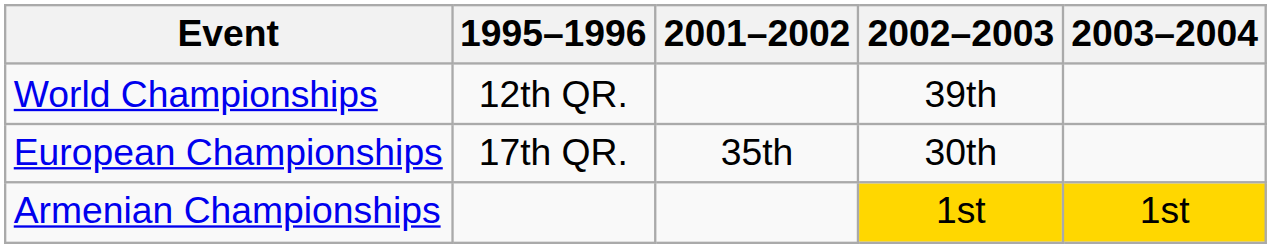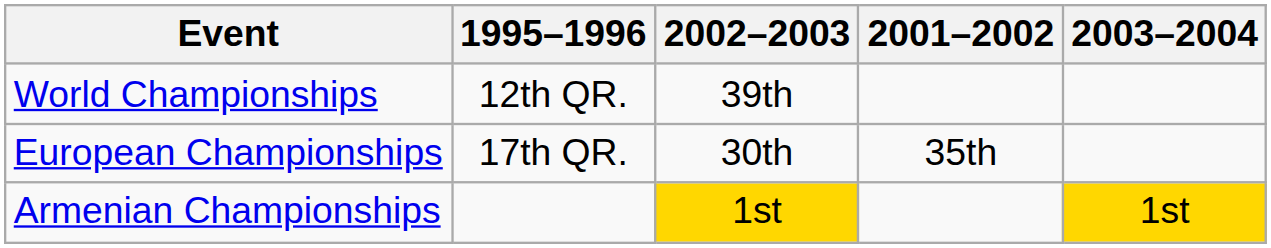columns swapped: (757, 34) <-> (961, 34)
